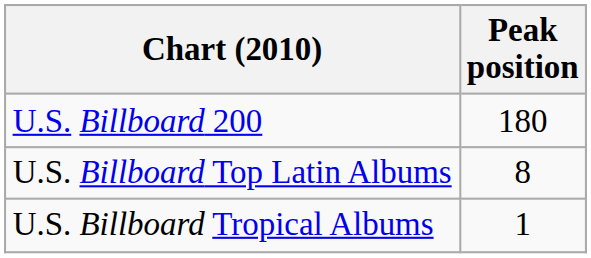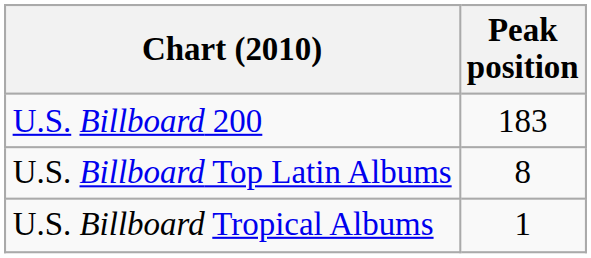(523, 119) 180 -> (523, 119) 183
